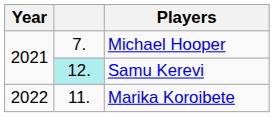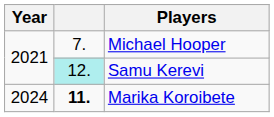(29, 97) 2022 -> (29, 97) 2024
(79, 97) normal -> (79, 97) bold
